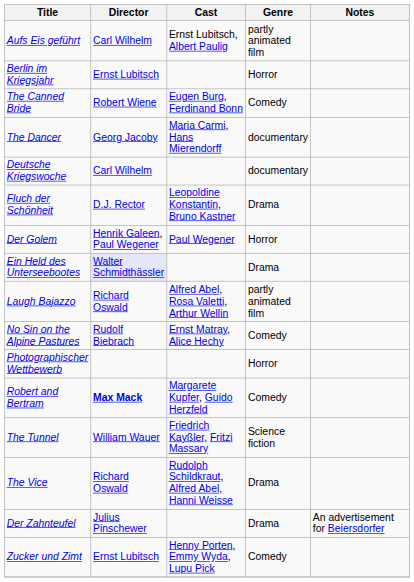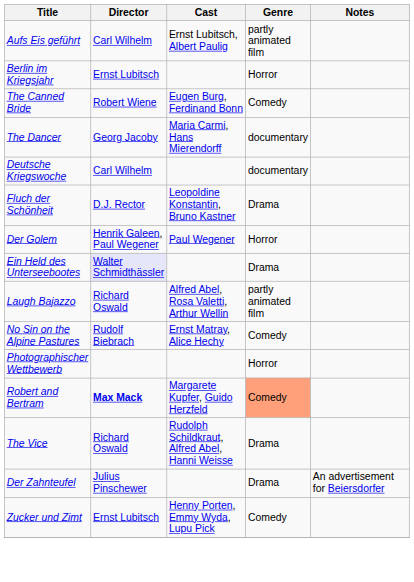(267, 397) no background -> (267, 397) lightsalmon background
- row: (33, 437)
